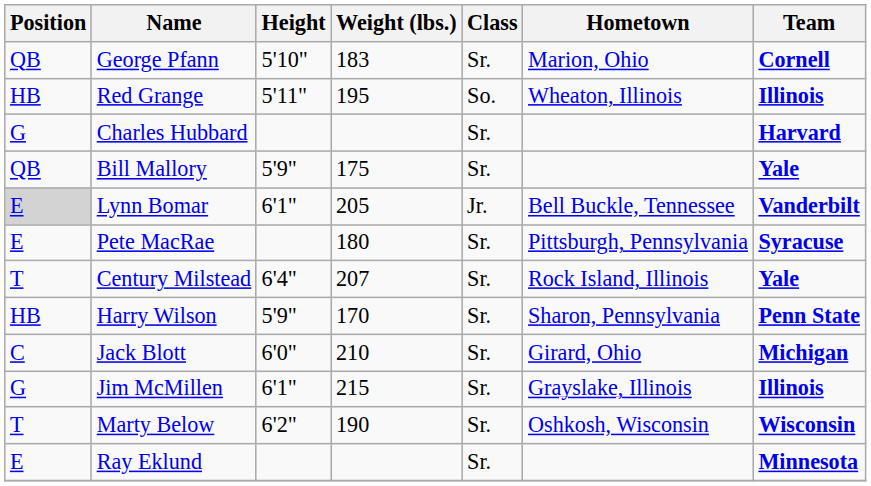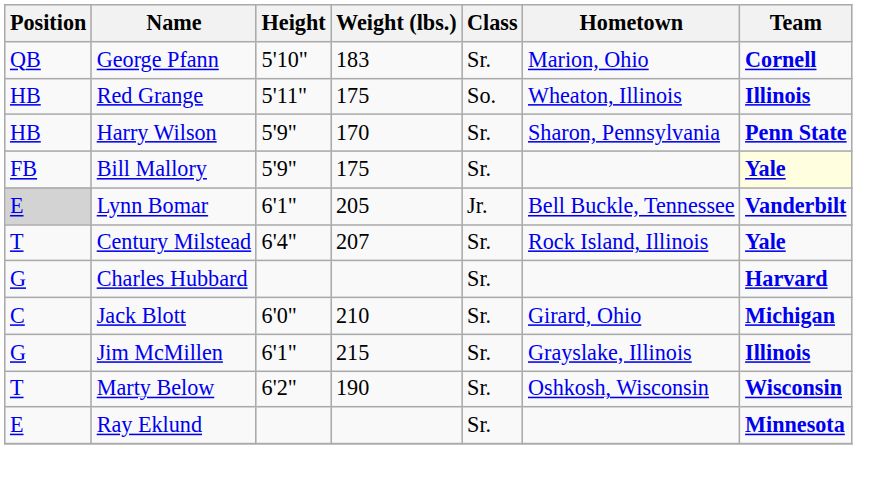(353, 96) 195 -> (353, 96) 175
rows swapped: (157, 315) <-> (172, 132)
(25, 169) QB -> (24, 169) FB
(779, 169) no background -> (765, 169) lightyellow background
- row: (155, 242)
